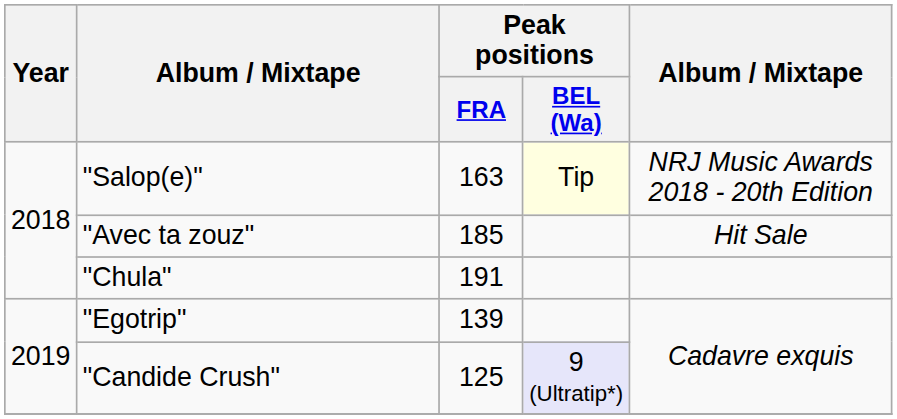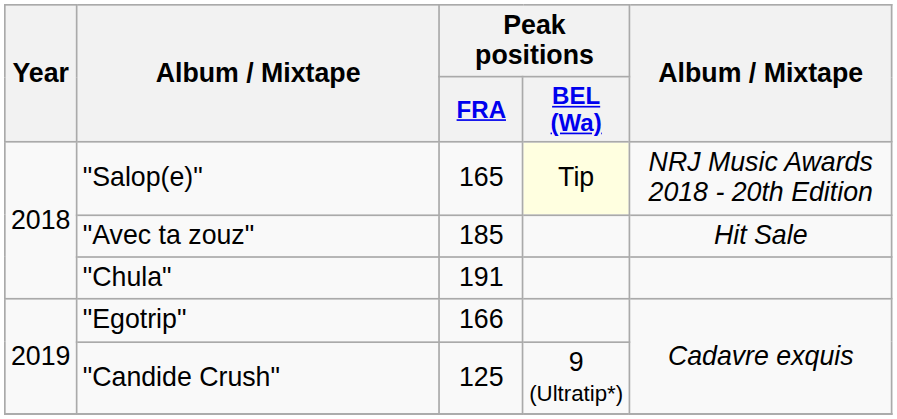(481, 177) 163 -> (481, 177) 165
(481, 320) 139 -> (481, 320) 166
(576, 377) lavender background -> (576, 377) no background
